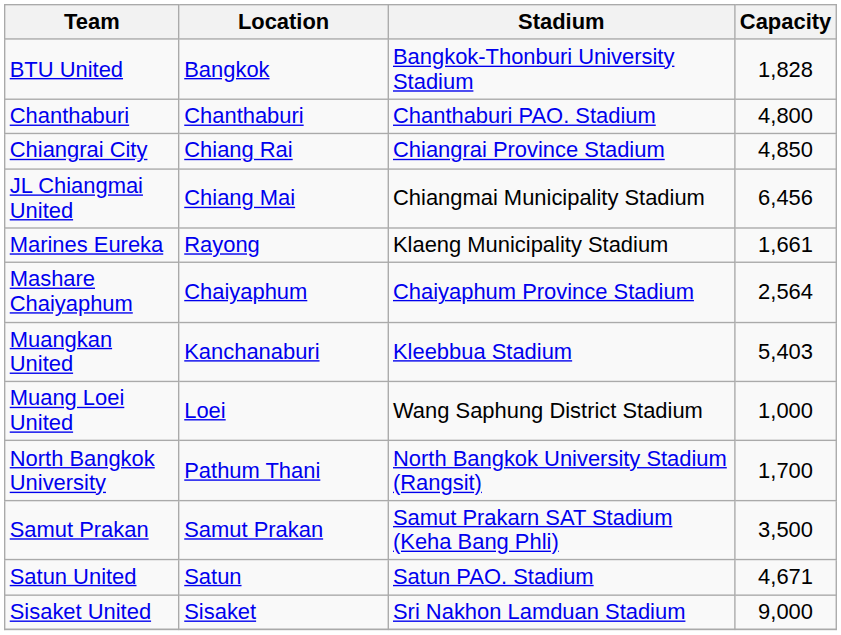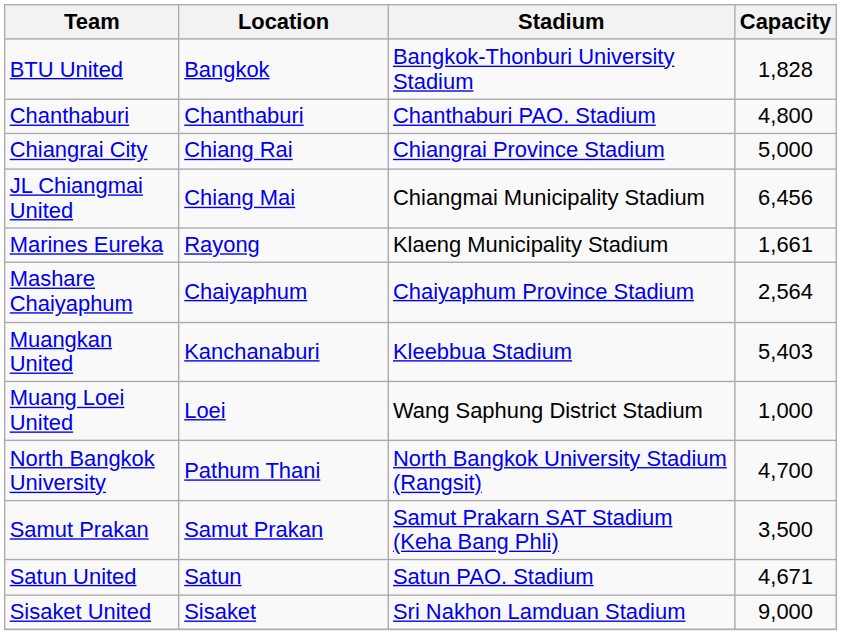(786, 150) 4,850 -> (786, 150) 5,000
(786, 470) 1,700 -> (786, 470) 4,700
